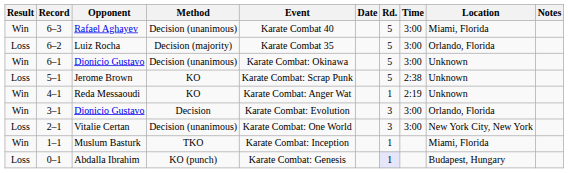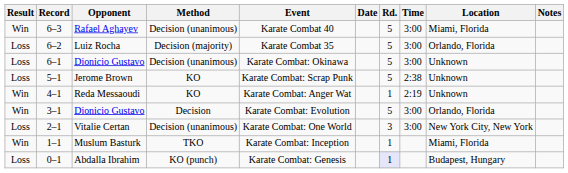(20, 61) Win -> (20, 61) Loss
(390, 110) 3 -> (390, 110) 5
